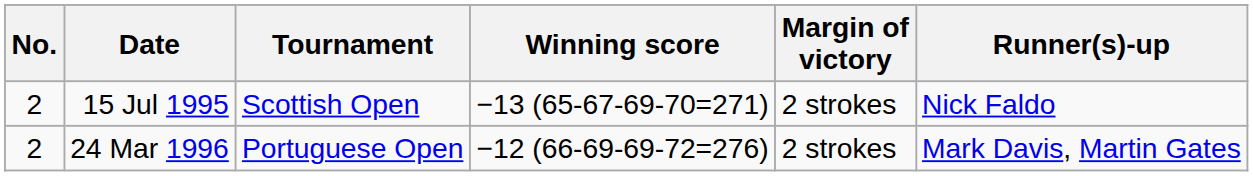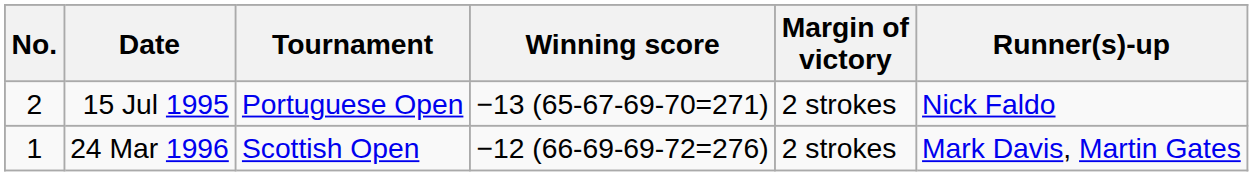(331, 104) Scottish Open -> (353, 104) Portuguese Open
(34, 149) 2 -> (34, 149) 1
(353, 149) Portuguese Open -> (331, 149) Scottish Open
